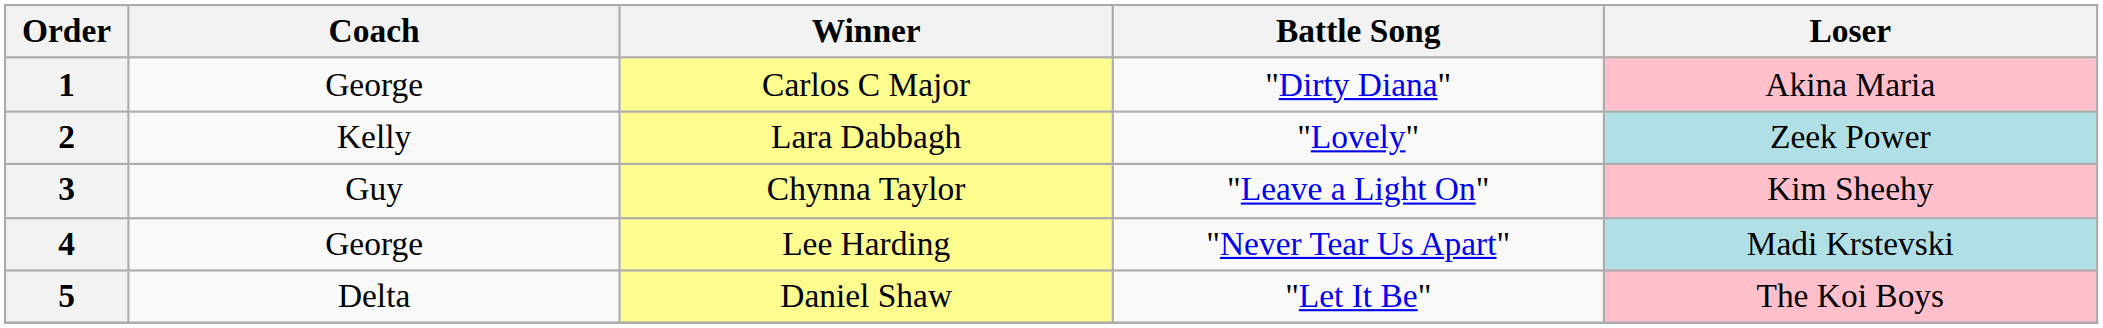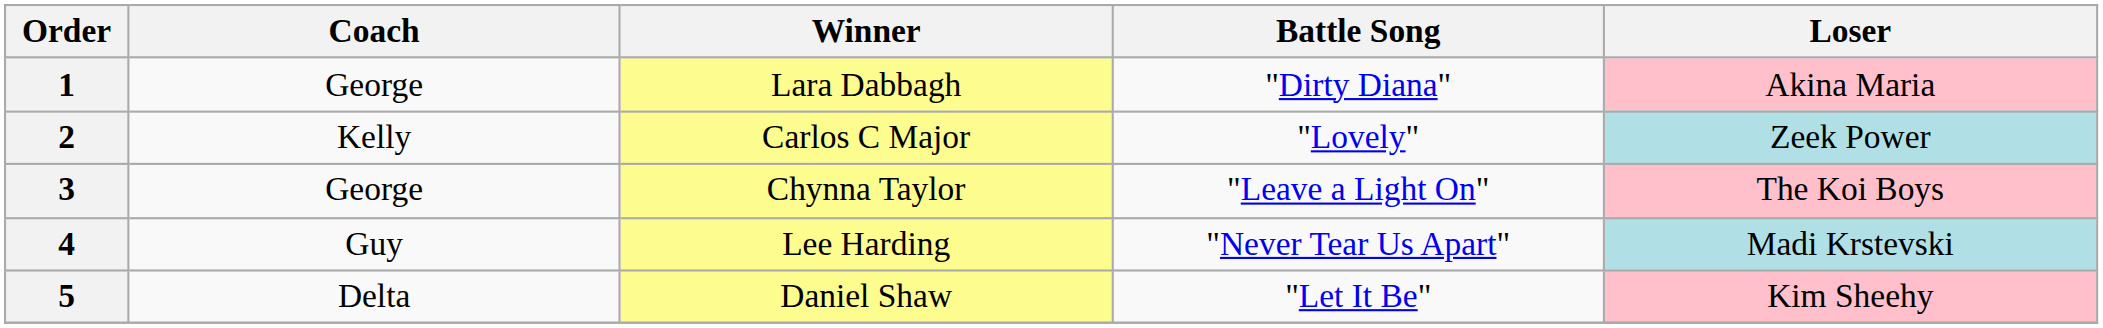(866, 84) Carlos C Major -> (866, 84) Lara Dabbagh
(866, 137) Lara Dabbagh -> (866, 137) Carlos C Major
(374, 190) Guy -> (374, 190) George
(1850, 190) Kim Sheehy -> (1850, 190) The Koi Boys
(374, 243) George -> (374, 243) Guy
(1850, 296) The Koi Boys -> (1850, 296) Kim Sheehy
